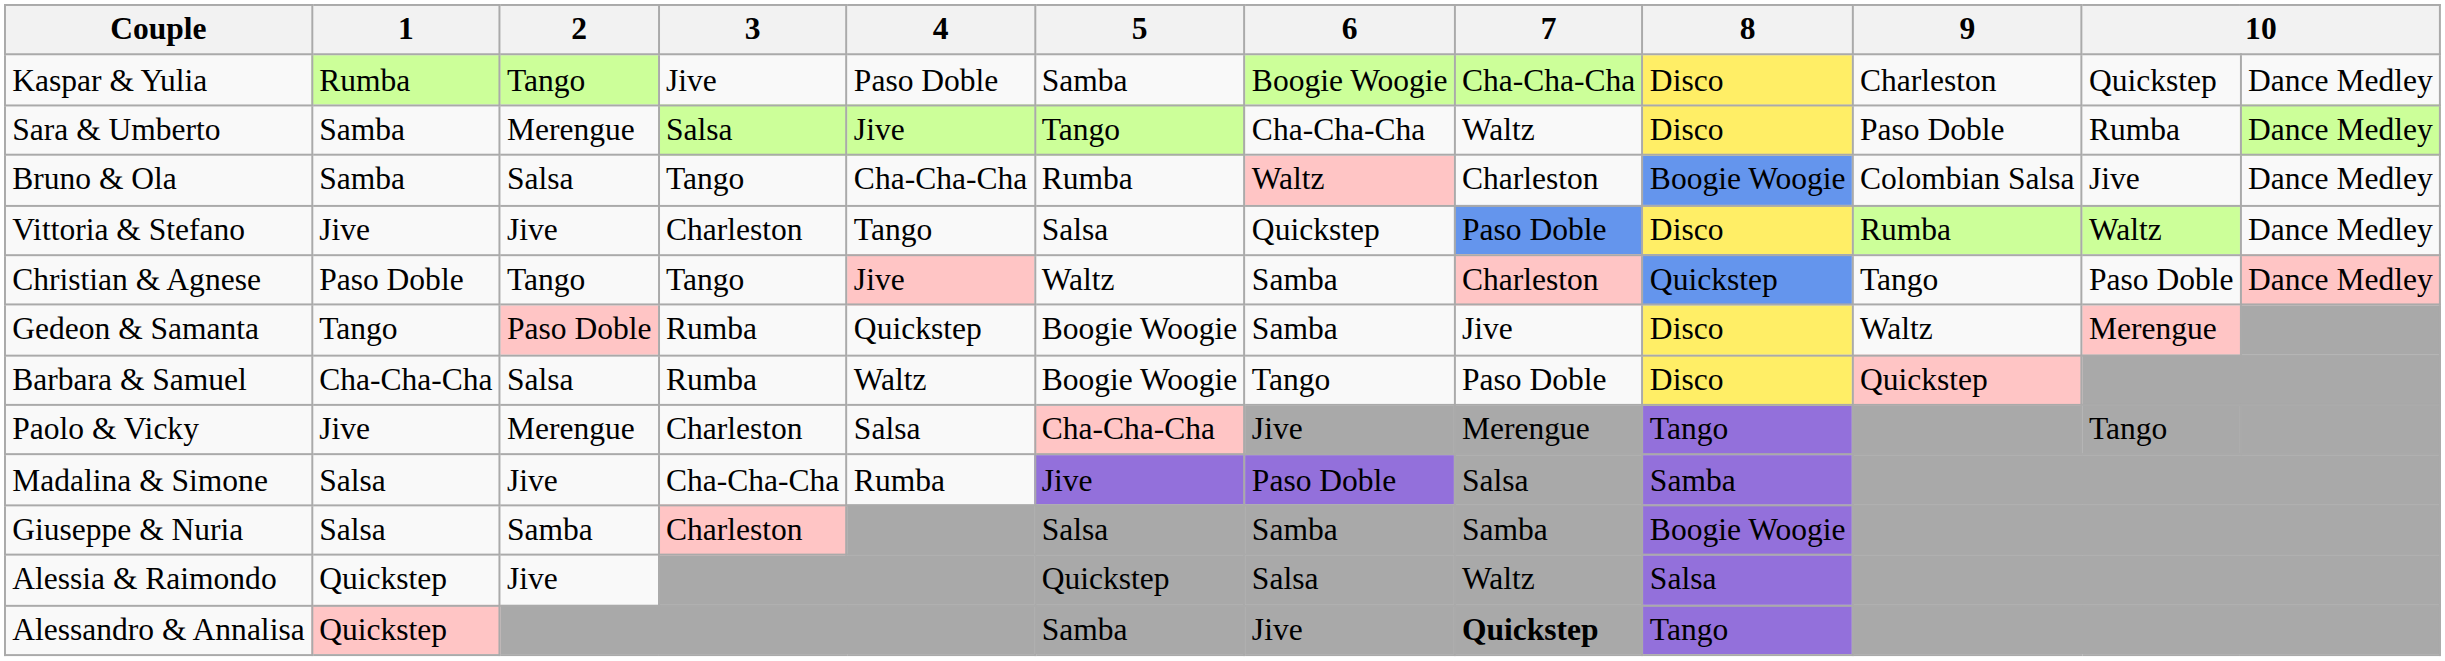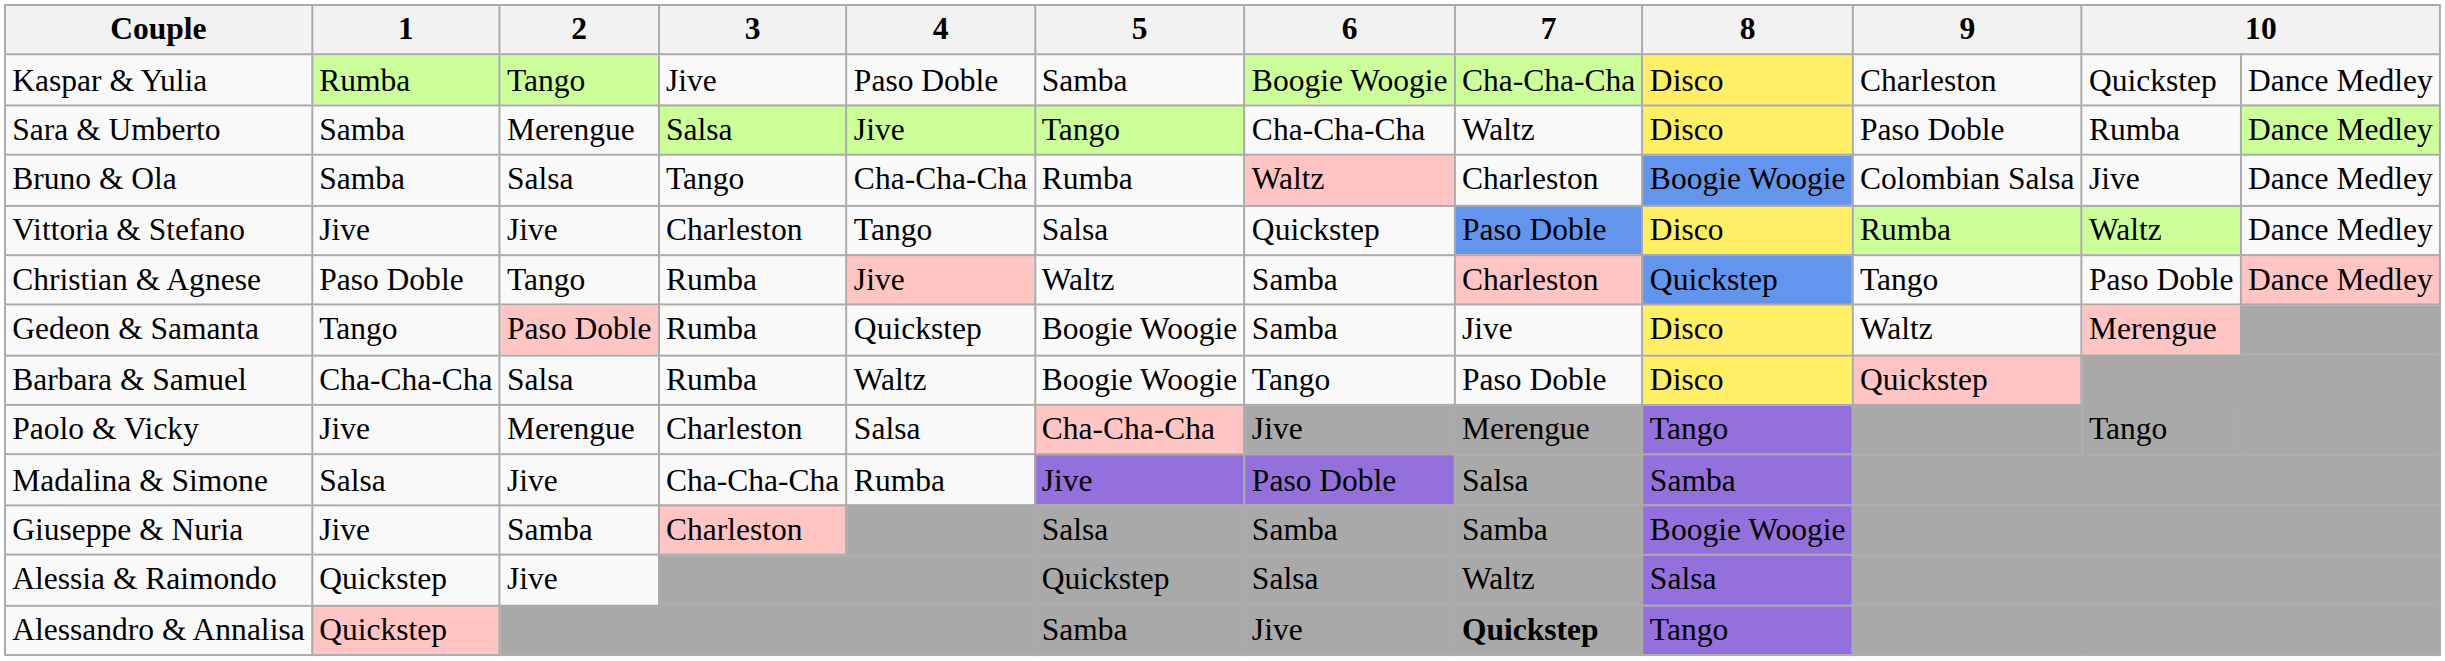(705, 279) Tango -> (712, 279) Rumba
(352, 529) Salsa -> (345, 529) Jive
